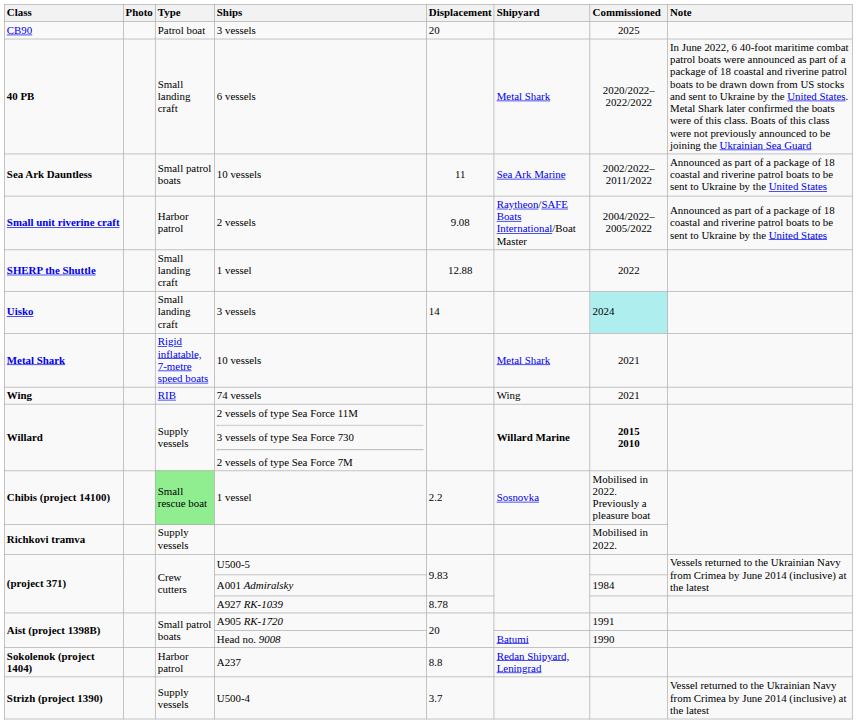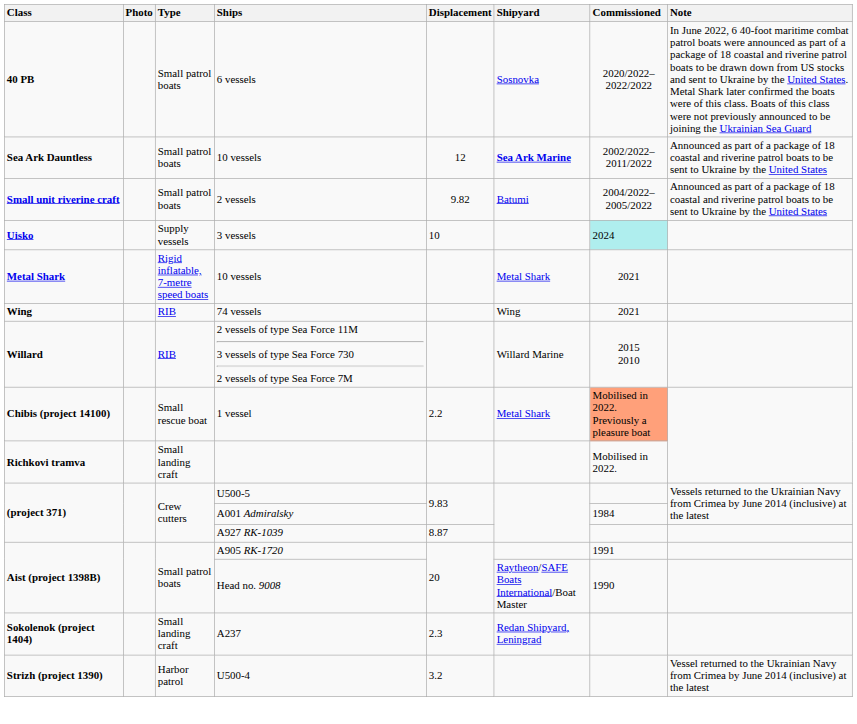- row: (20, 30)
(174, 96) Small landing craft -> (185, 79) Small patrol boats
(523, 96) Metal Shark -> (518, 79) Sosnovka
(460, 175) 11 -> (460, 157) 12
(531, 175) normal -> (534, 157) bold
(173, 222) Harbor patrol -> (185, 199) Small patrol boats
(460, 222) 9.08 -> (460, 199) 9.82
(536, 222) Raytheon/SAFE Boats International/Boat Master -> (513, 199) Batumi
- row: (51, 270)
(174, 312) Small landing craft -> (173, 235) Supply vessels
(434, 312) 14 -> (434, 235) 10
(173, 437) Supply vessels -> (167, 354) RIB
(533, 437) bold -> (530, 354) normal
(629, 437) bold -> (629, 354) normal
(182, 497) lightgreen background -> (182, 414) no background
(518, 497) Sosnovka -> (523, 414) Metal Shark
(621, 497) no background -> (621, 414) lightsalmon background
(173, 539) Supply vessels -> (174, 462) Small landing craft
(438, 604) 8.78 -> (438, 533) 8.87
(513, 639) Batumi -> (536, 586) Raytheon/SAFE Boats International/Boat Master
(173, 662) Harbor patrol -> (174, 634) Small landing craft
(436, 662) 8.8 -> (436, 634) 2.3
(173, 698) Supply vessels -> (173, 675) Harbor patrol
(436, 698) 3.7 -> (436, 675) 3.2
